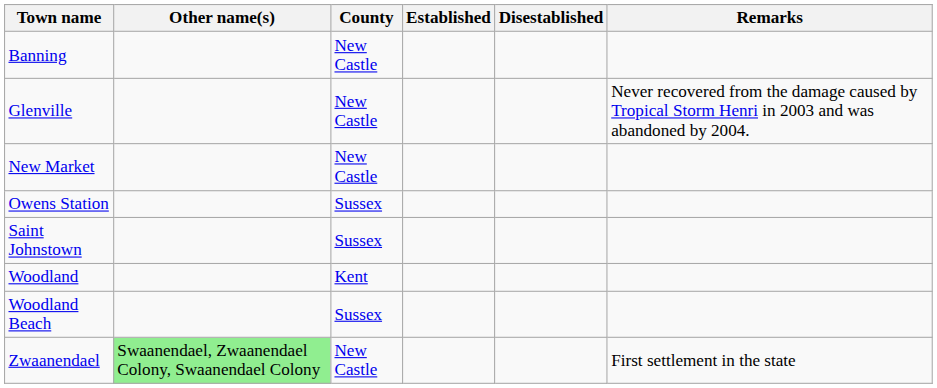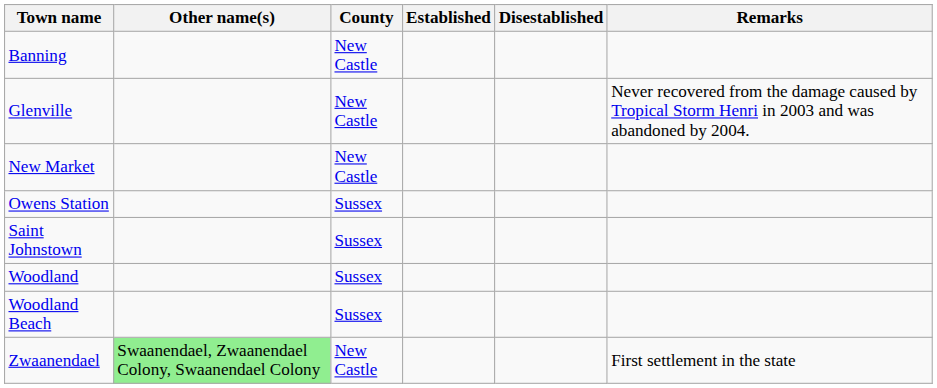(351, 277) Kent -> (358, 277) Sussex
